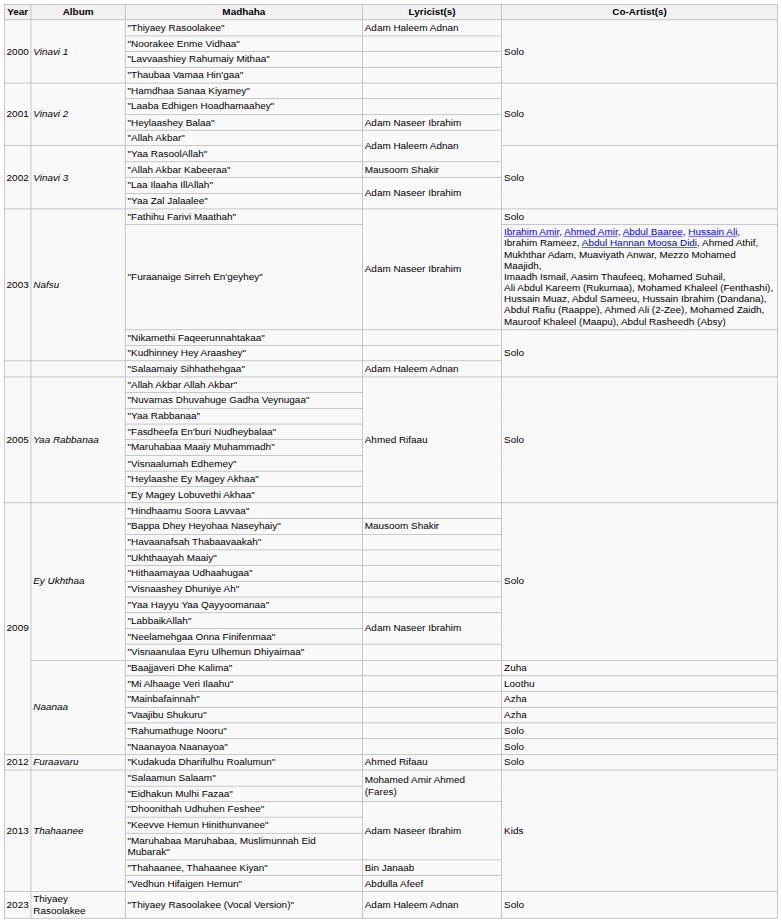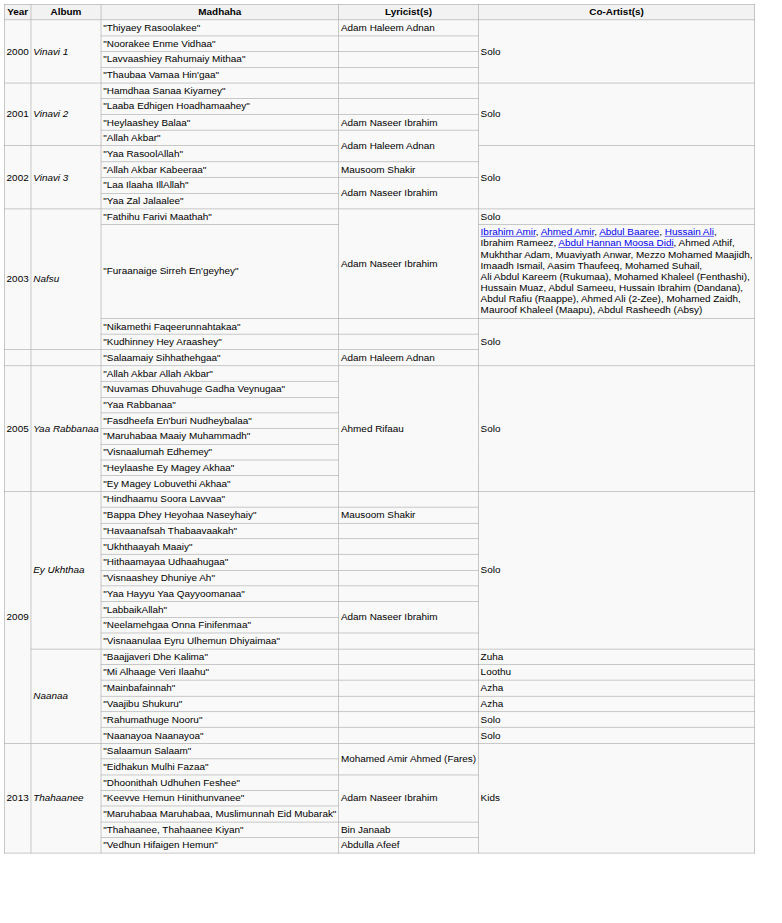- row: (201, 762)
- row: (211, 905)
